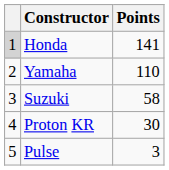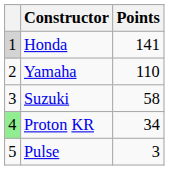(12, 125) no background -> (12, 125) lightgreen background
(152, 125) 30 -> (152, 125) 34
